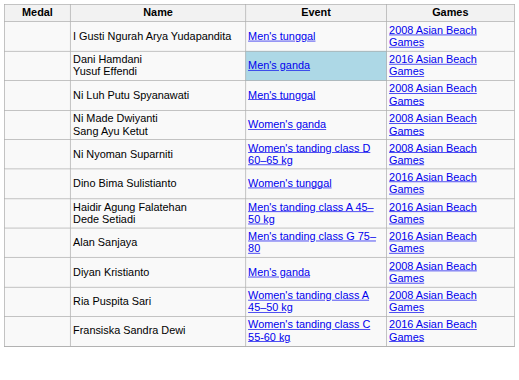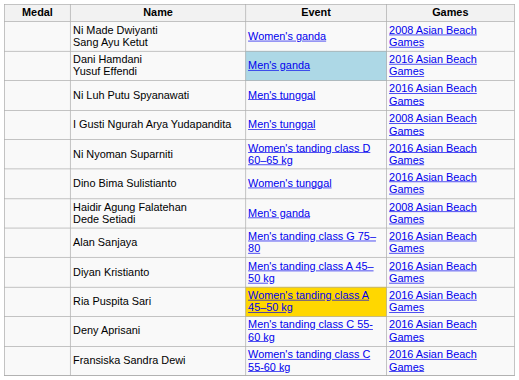rows swapped: (152, 36) <-> (115, 124)
(433, 95) 2008 Asian Beach Games -> (433, 95) 2016 Asian Beach Games
(433, 154) 2008 Asian Beach Games -> (433, 154) 2016 Asian Beach Games
(311, 213) Men's tanding class A 45–50 kg -> (279, 213) Men's ganda
(433, 213) 2016 Asian Beach Games -> (433, 213) 2008 Asian Beach Games
(279, 272) Men's ganda -> (311, 272) Men's tanding class A 45–50 kg
(433, 272) 2008 Asian Beach Games -> (433, 272) 2016 Asian Beach Games
(309, 301) no background -> (309, 301) gold background
(433, 301) 2008 Asian Beach Games -> (433, 301) 2016 Asian Beach Games
+ row: (107, 331)
